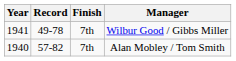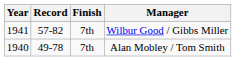(51, 30) 49-78 -> (51, 30) 57-82
(51, 47) 57-82 -> (51, 47) 49-78
